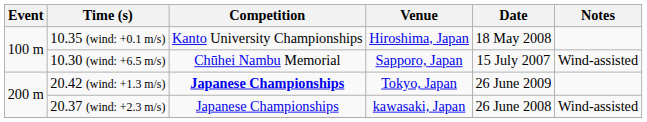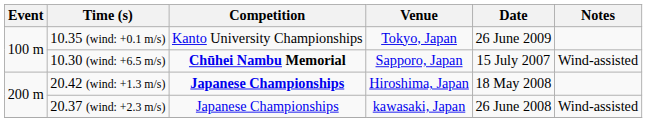(419, 38) Hiroshima, Japan -> (419, 38) Tokyo, Japan
(513, 38) 18 May 2008 -> (513, 38) 26 June 2009
(267, 60) normal -> (267, 60) bold
(419, 83) Tokyo, Japan -> (419, 83) Hiroshima, Japan
(513, 83) 26 June 2009 -> (513, 83) 18 May 2008
